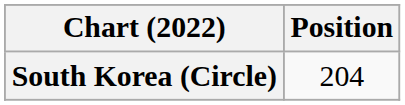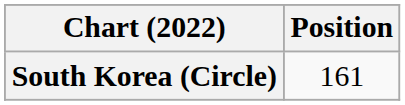(342, 75) 204 -> (342, 75) 161
